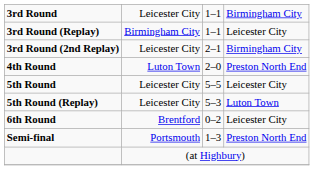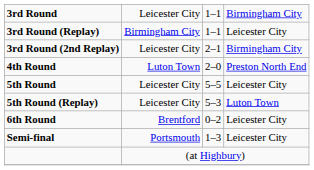(266, 138) Preston North End -> (257, 138) Leicester City
